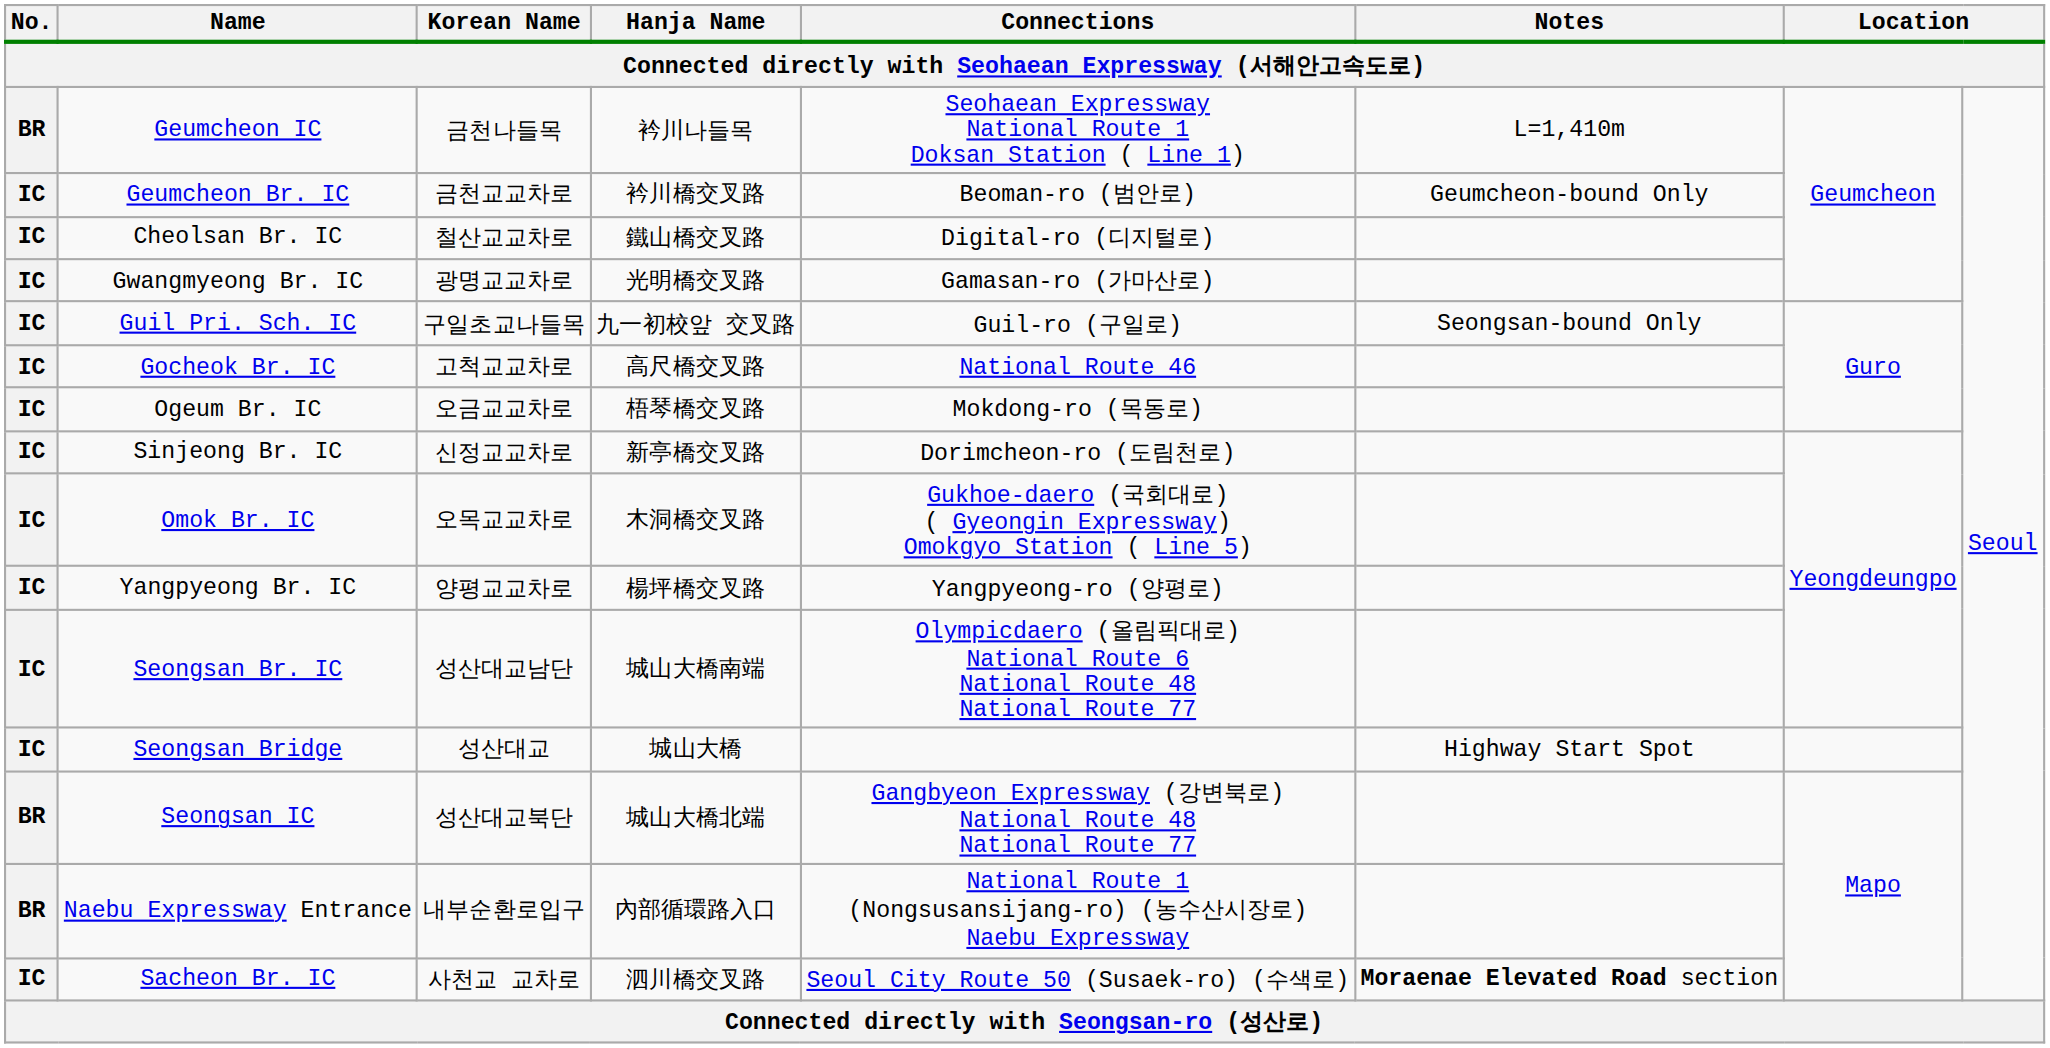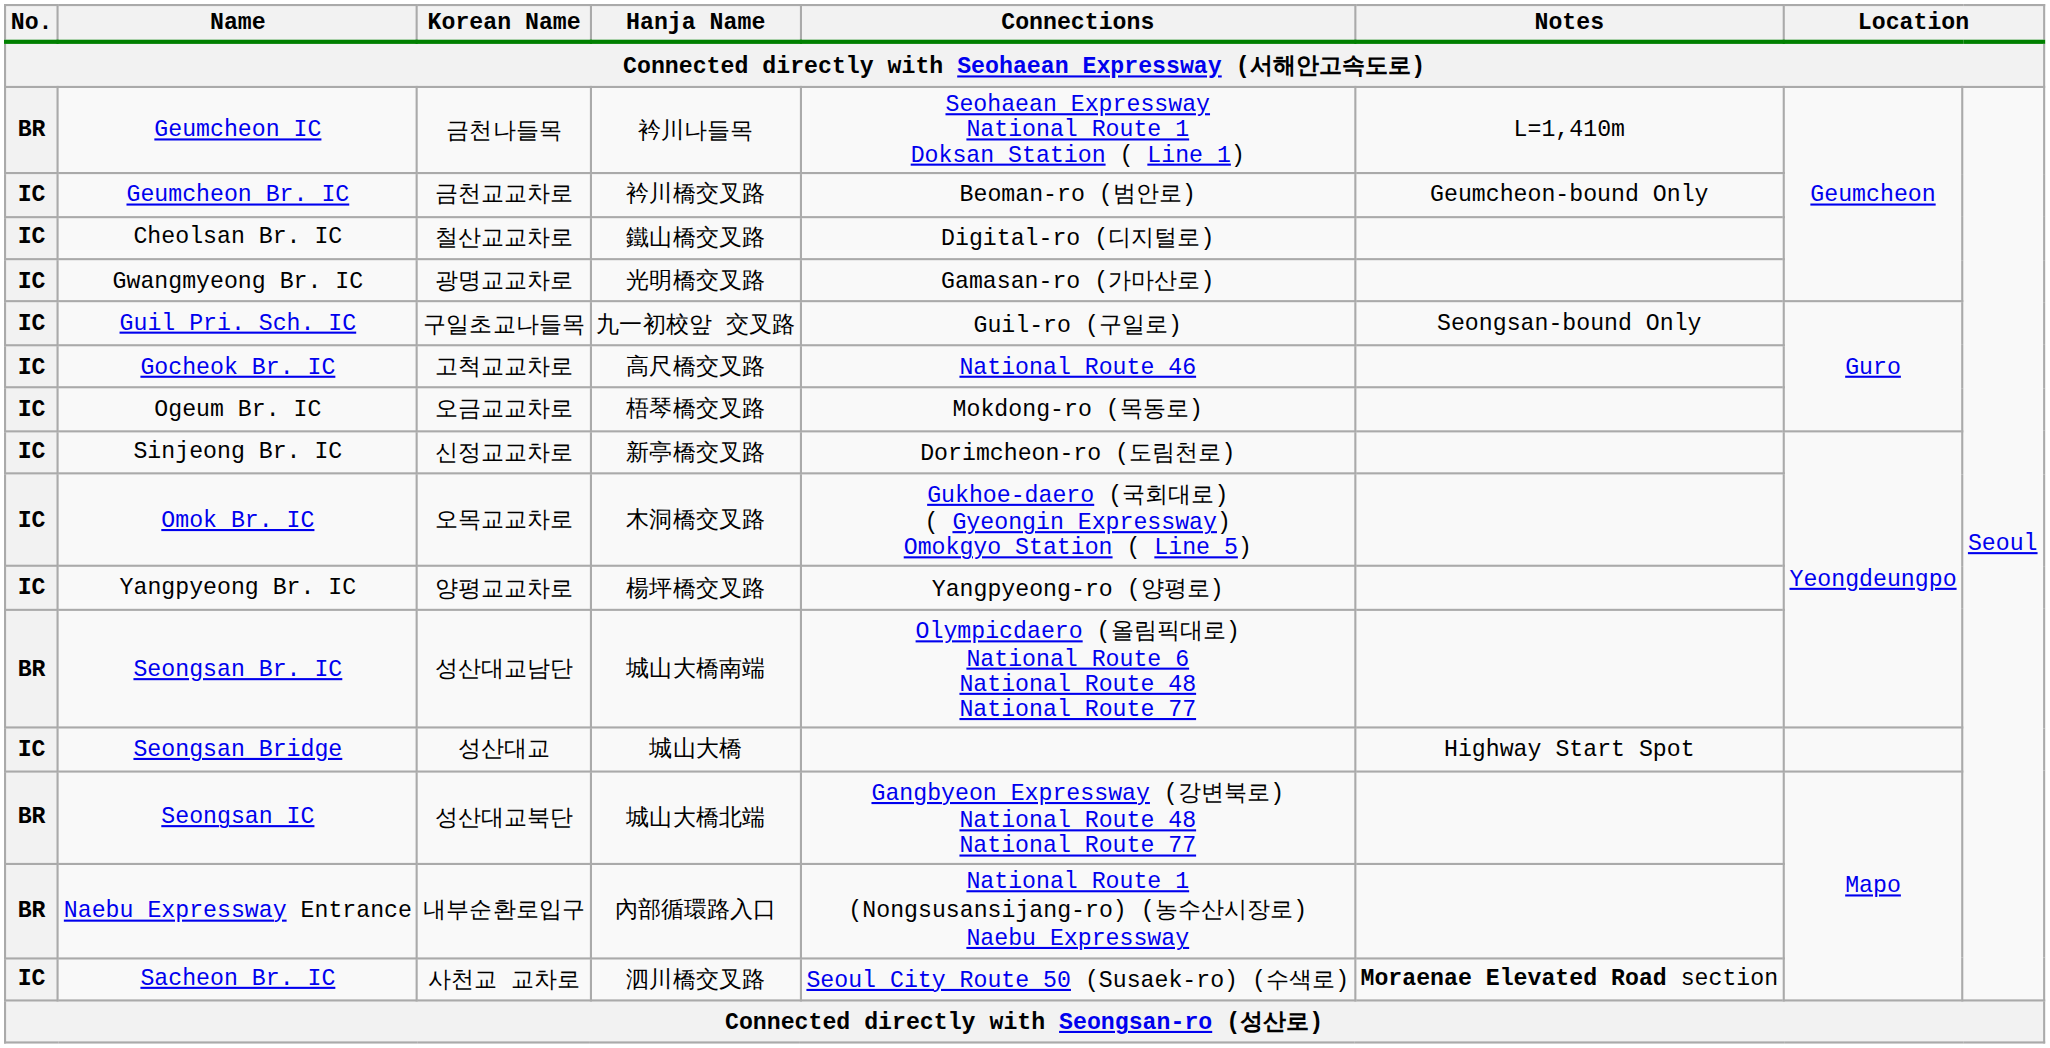(32, 669) IC -> (32, 669) BR
